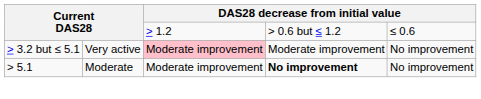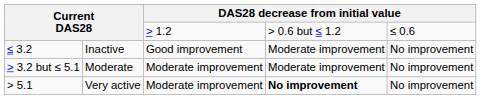+ row: (20, 49)
(113, 49) Very active -> (109, 67) Moderate
(204, 49) pink background -> (204, 67) no background
(109, 67) Moderate -> (113, 85) Very active
